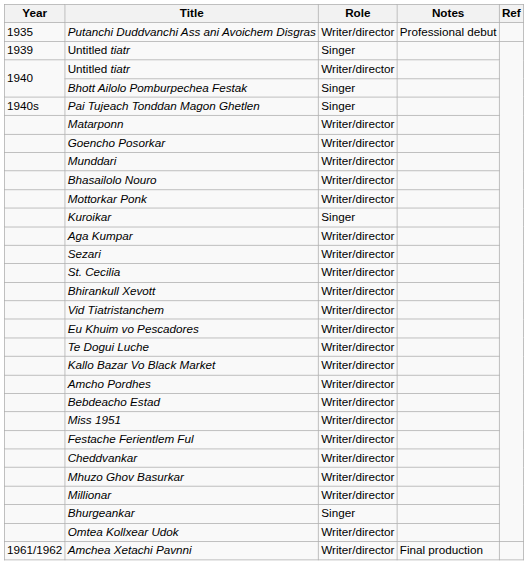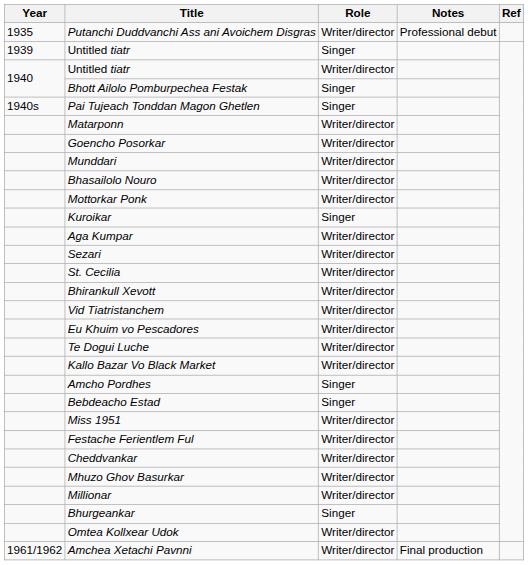(358, 384) Writer/director -> (338, 384) Singer
(358, 402) Writer/director -> (338, 402) Singer
